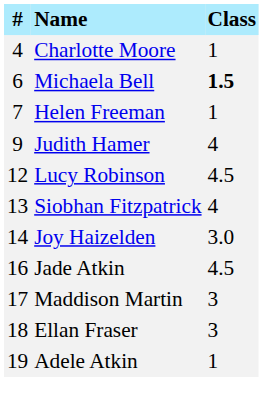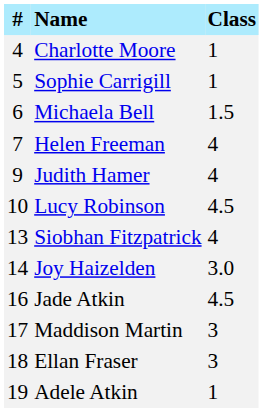+ row: (103, 81)
(221, 81) bold -> (221, 112) normal
(213, 112) 1 -> (213, 143) 4
(18, 174) 12 -> (18, 205) 10
